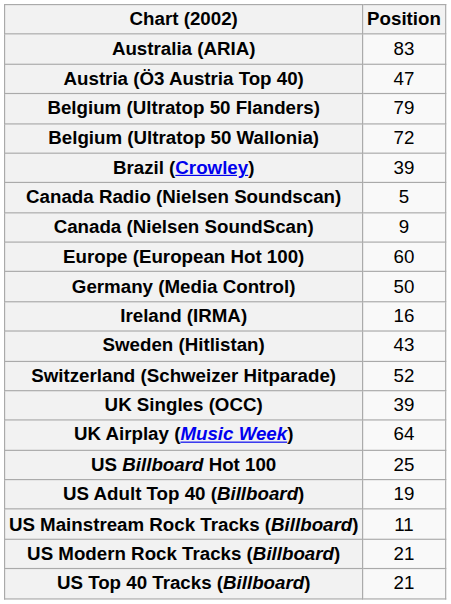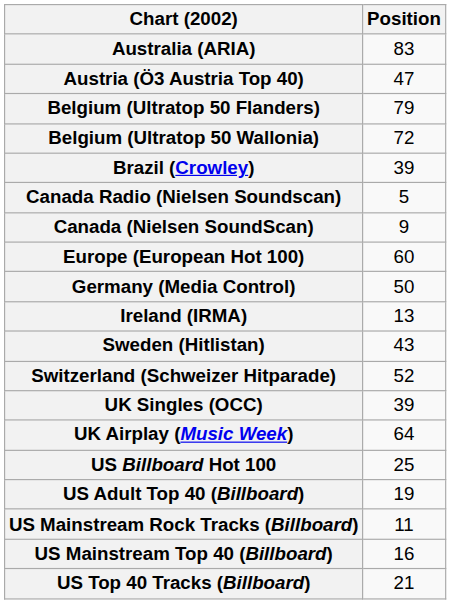(404, 316) 16 -> (404, 316) 13
+ row: (184, 553)
- row: (184, 553)
